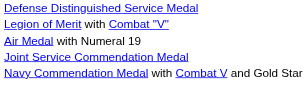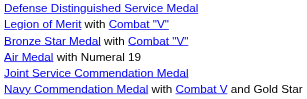+ row: (96, 41)
